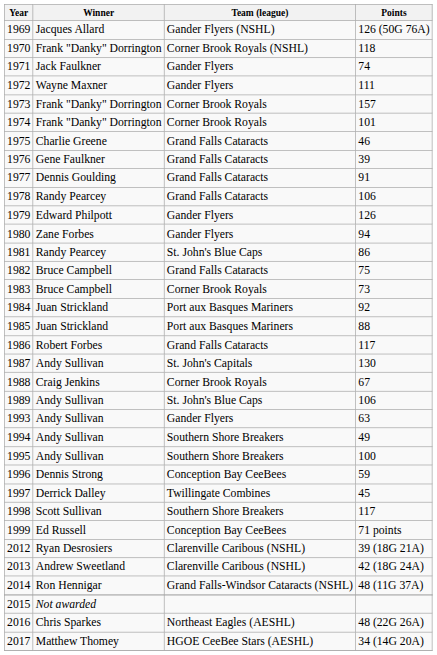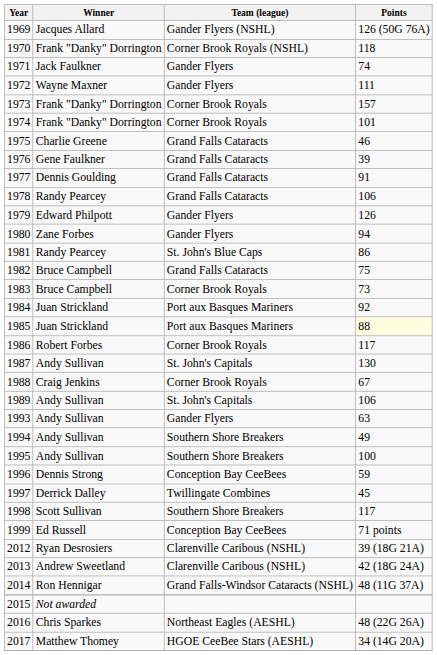(364, 326) no background -> (364, 326) lightyellow background
(217, 344) Grand Falls Cataracts -> (217, 344) Corner Brook Royals
(215, 400) St. John's Blue Caps -> (210, 400) St. John's Capitals
